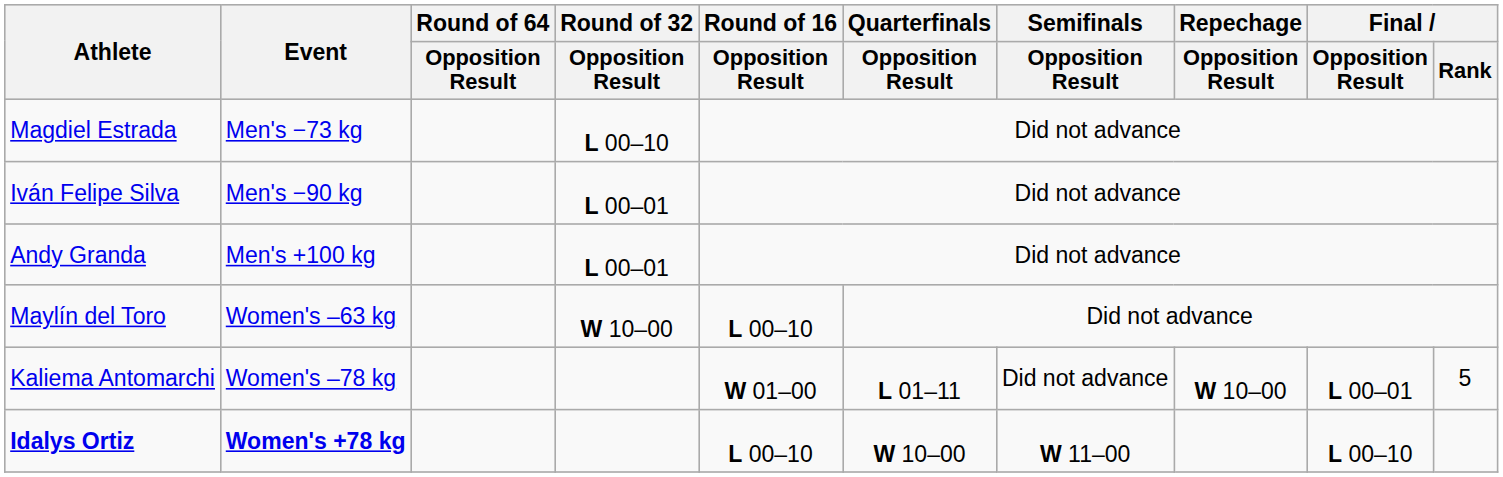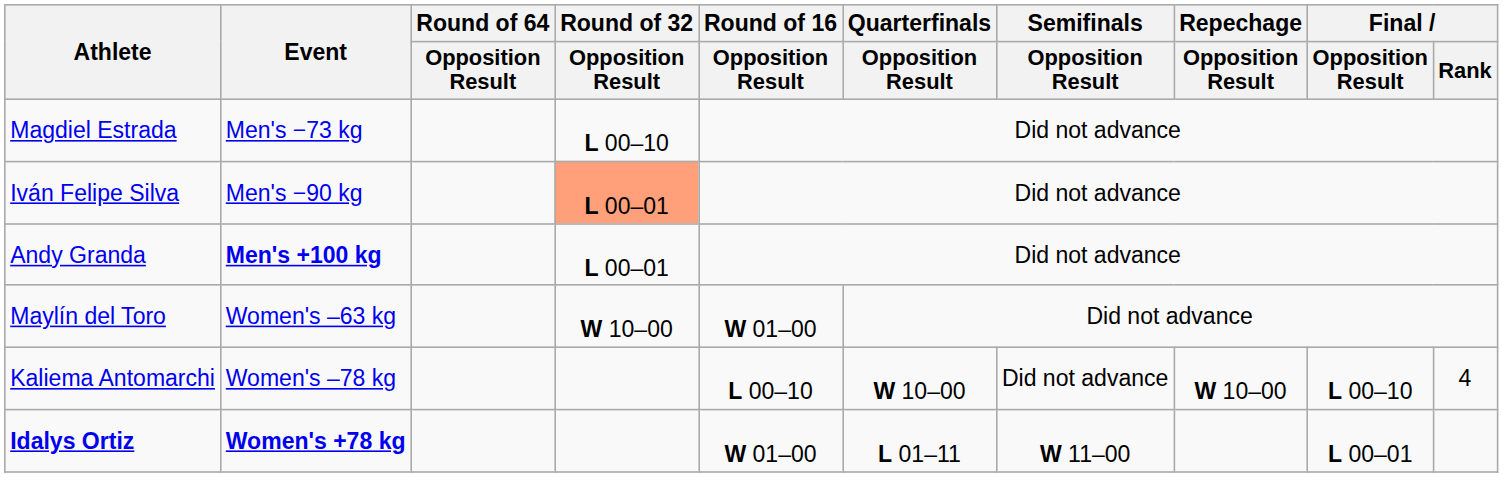(627, 206) no background -> (627, 206) lightsalmon background
(301, 255) normal -> (304, 255) bold
(770, 330) L 00–10 -> (770, 330) W 01–00
(770, 392) W 01–00 -> (770, 392) L 00–10
(919, 392) L 01–11 -> (919, 392) W 10–00
(1370, 392) L 00–01 -> (1370, 392) L 00–10
(1465, 379) 5 -> (1465, 379) 4
(770, 454) L 00–10 -> (770, 454) W 01–00
(919, 454) W 10–00 -> (919, 454) L 01–11
(1370, 454) L 00–10 -> (1370, 454) L 00–01
